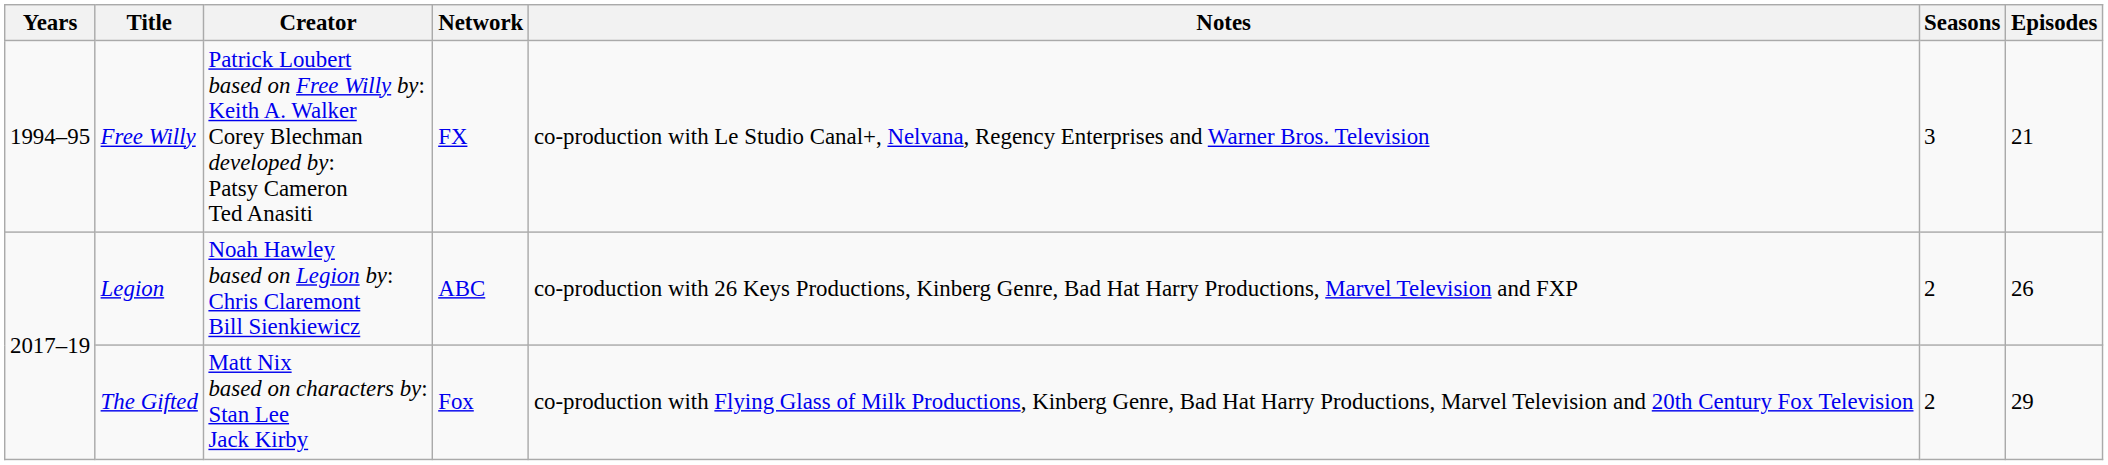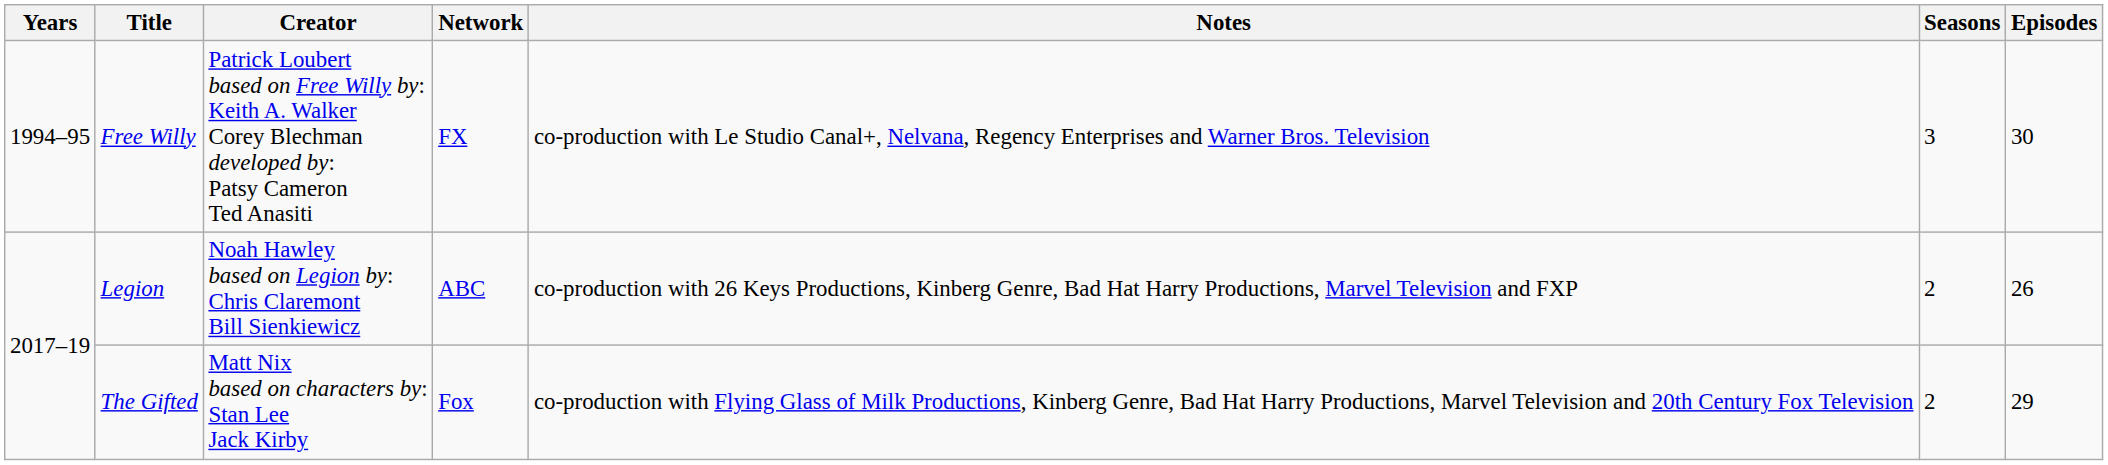(2022, 136) 21 -> (2022, 136) 30
